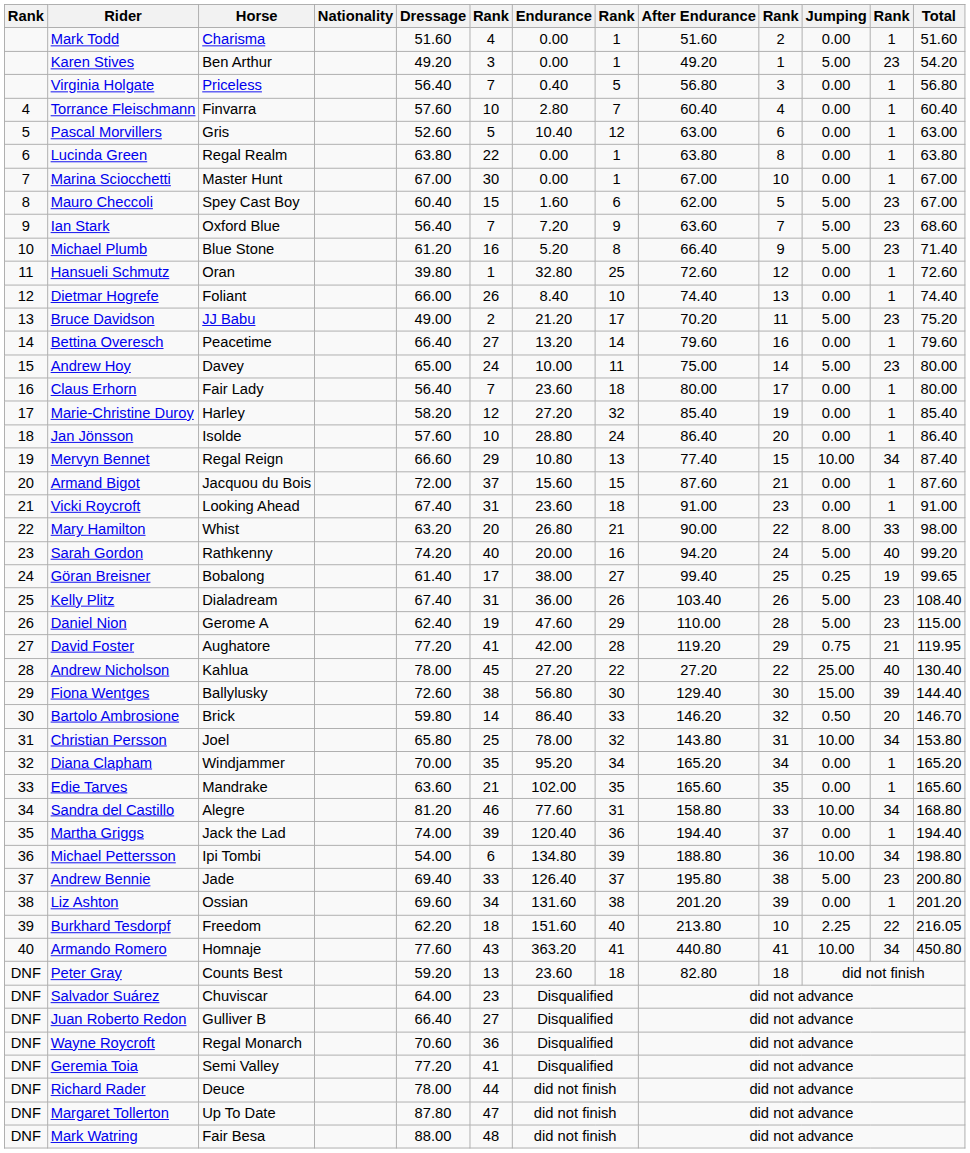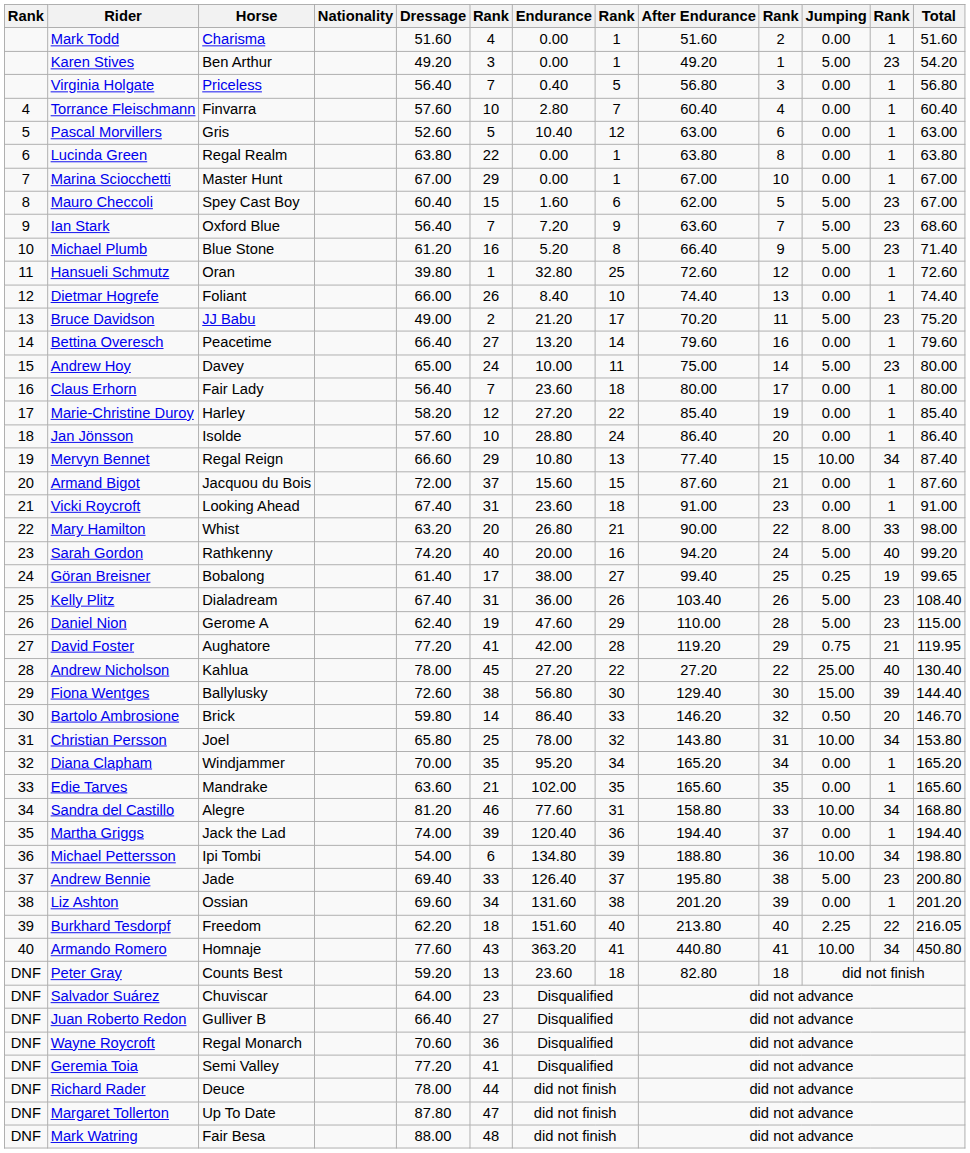(491, 179) 30 -> (491, 179) 29
(617, 413) 32 -> (617, 413) 22
(781, 926) 10 -> (781, 926) 40
